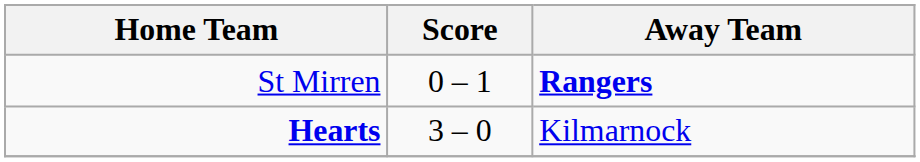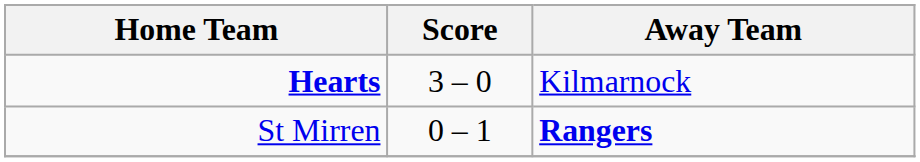rows swapped: (335, 130) <-> (319, 80)
